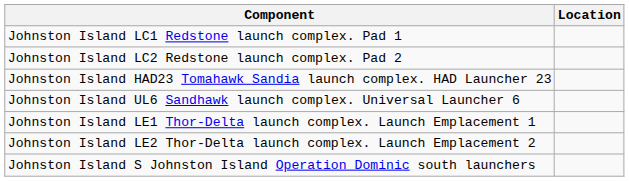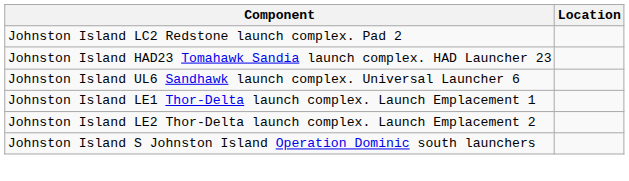- row: (205, 37)
